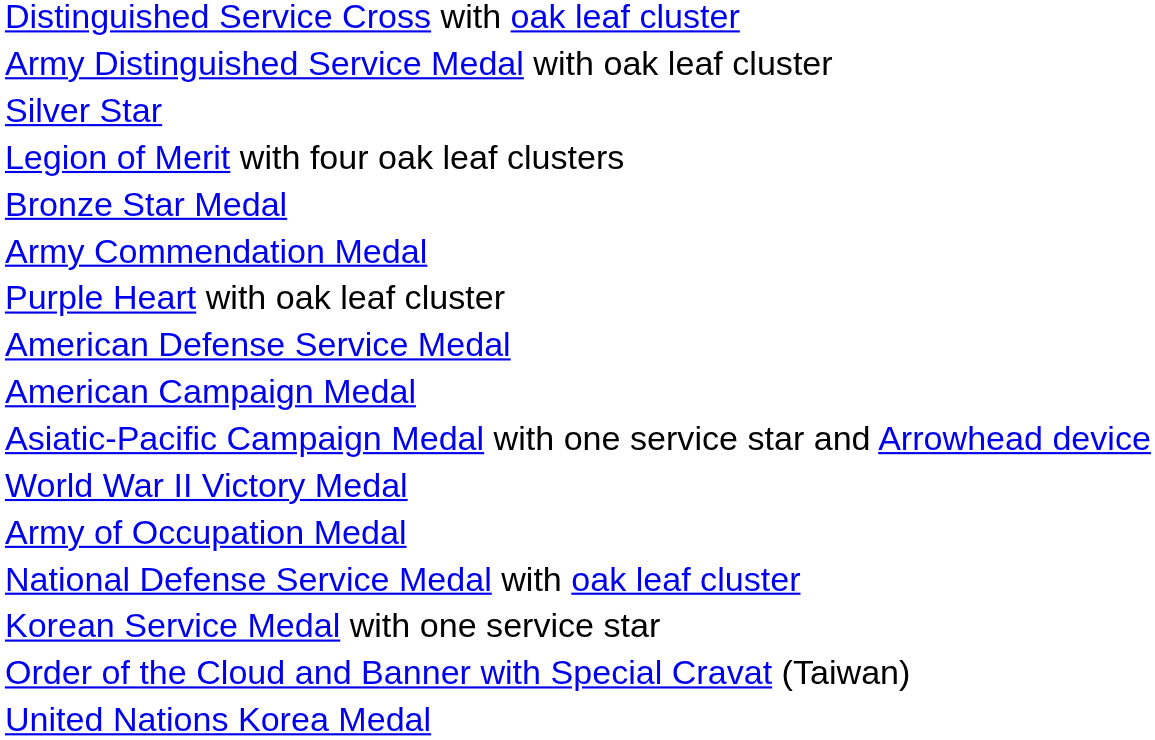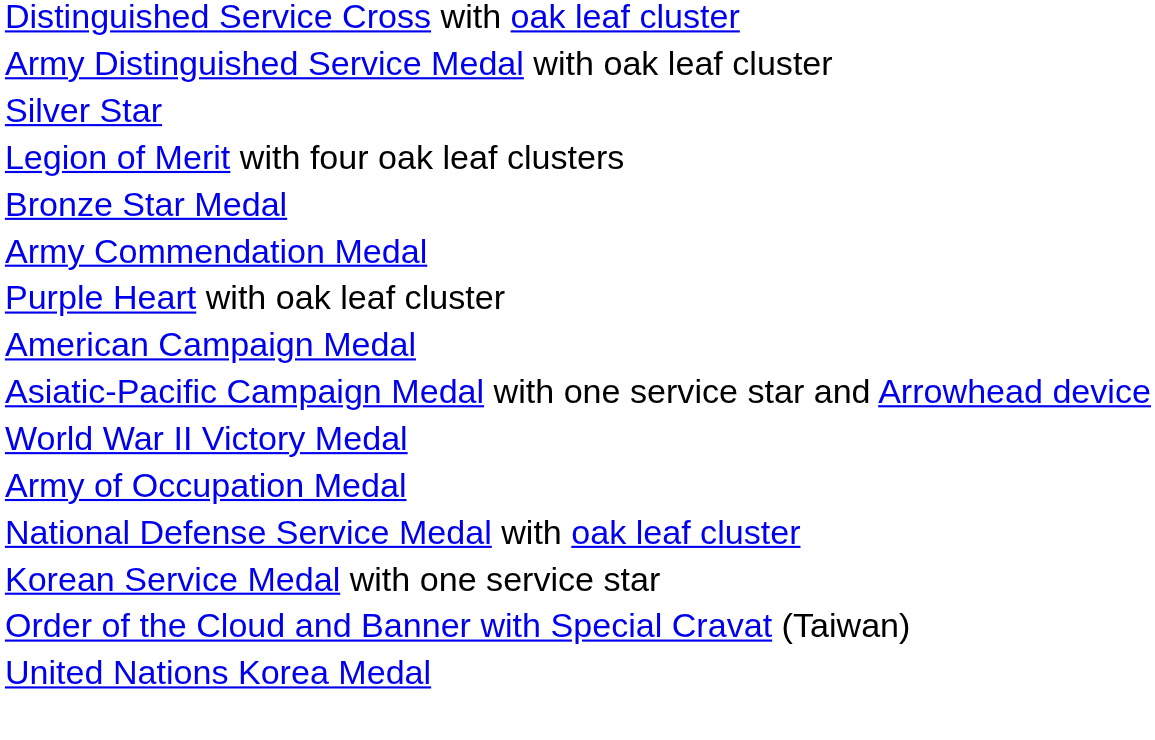- row: (258, 345)
